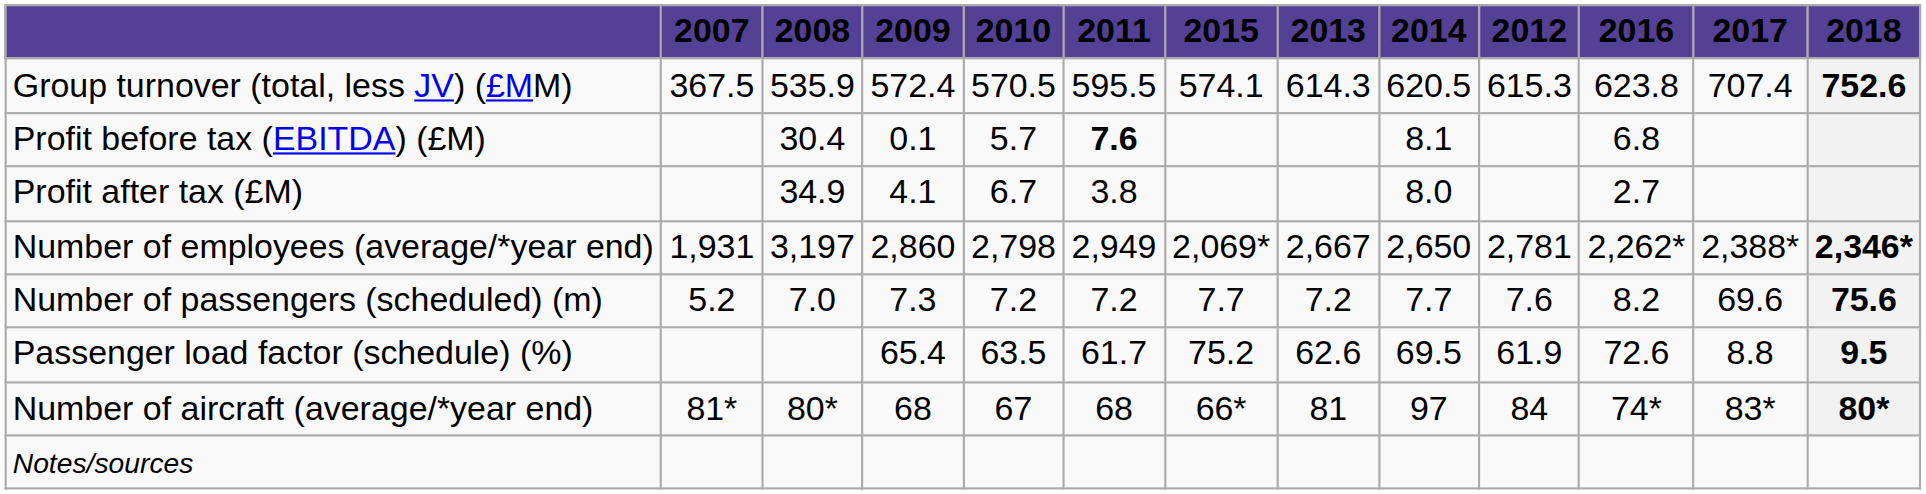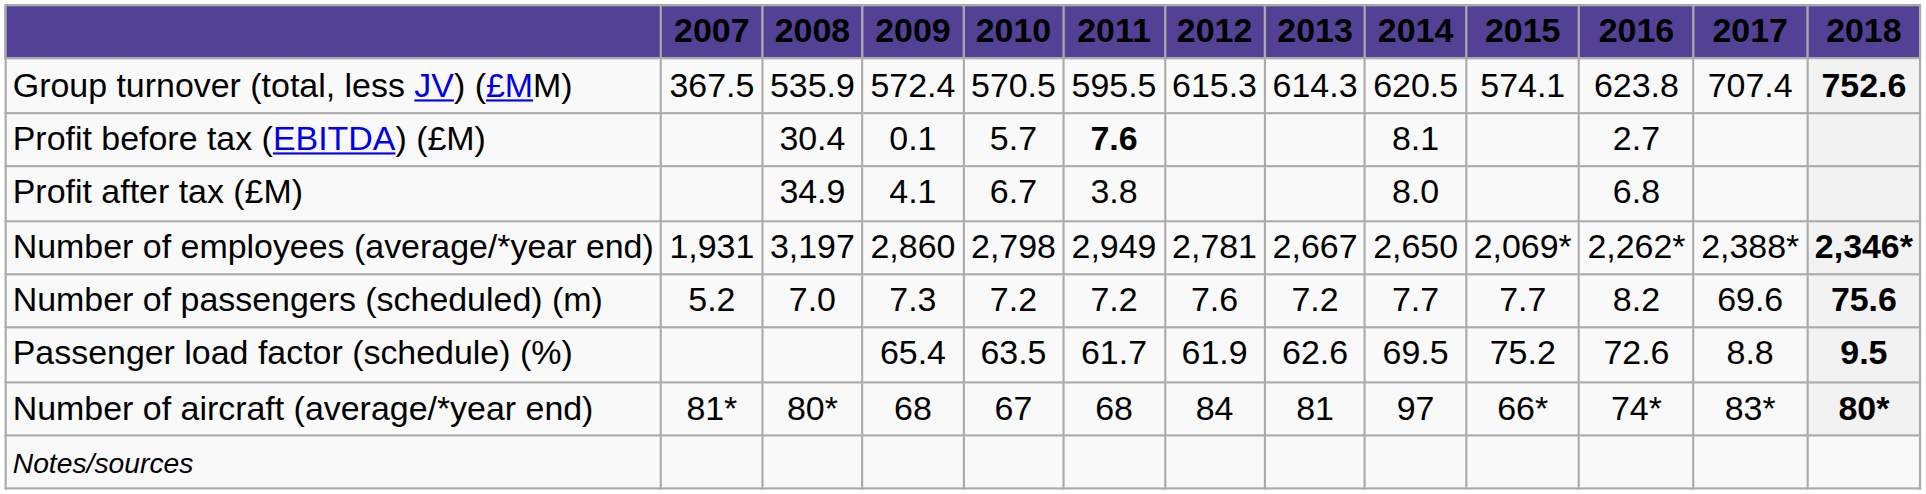columns swapped: (1529, 31) <-> (1221, 31)
(1636, 138) 6.8 -> (1636, 138) 2.7
(1636, 192) 2.7 -> (1636, 192) 6.8
